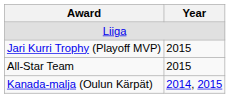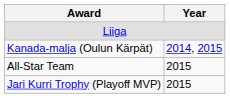rows swapped: (80, 84) <-> (84, 48)
